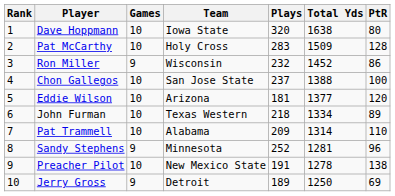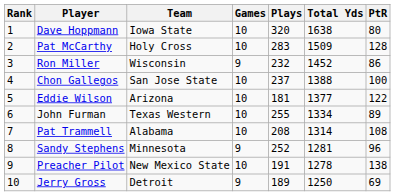columns swapped: (216, 13) <-> (145, 13)
(378, 98) 120 -> (378, 98) 122
(280, 115) 218 -> (280, 115) 255
(280, 132) 209 -> (280, 132) 208
(378, 132) 110 -> (378, 132) 108
